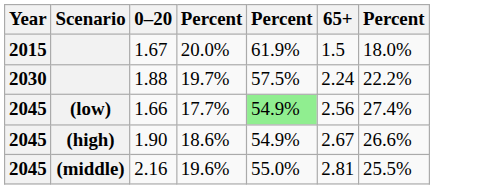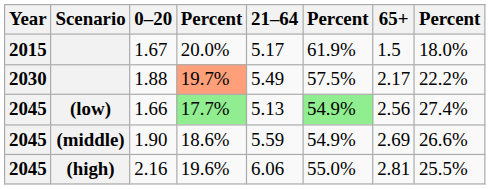+ column: (275, 19)
(205, 79) no background -> (205, 79) lightsalmon background
(338, 79) 2.24 -> (394, 79) 2.17
(205, 109) no background -> (205, 109) lightgreen background
(91, 139) (high) -> (91, 139) (middle)
(338, 139) 2.67 -> (394, 139) 2.69
(91, 169) (middle) -> (91, 169) (high)
